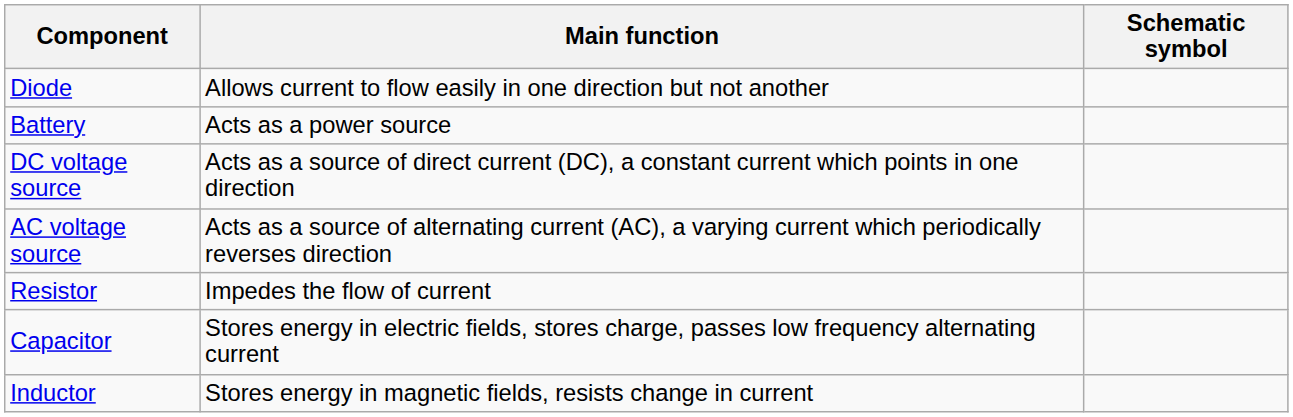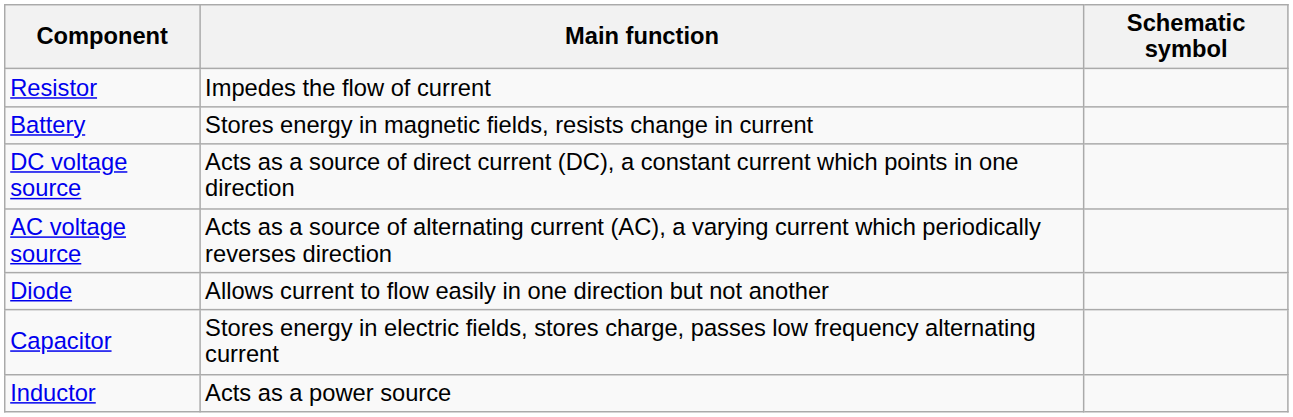rows swapped: (54, 290) <-> (41, 87)
(328, 125) Acts as a power source -> (509, 125) Stores energy in magnetic fields, resists change in current
(509, 392) Stores energy in magnetic fields, resists change in current -> (328, 392) Acts as a power source
